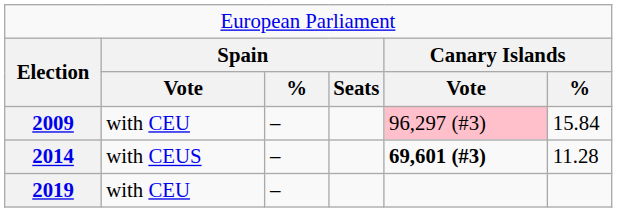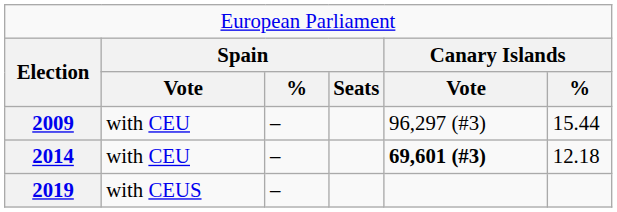(438, 122) pink background -> (438, 122) no background
(576, 122) 15.84 -> (576, 122) 15.44
(154, 155) with CEUS -> (148, 155) with CEU
(576, 155) 11.28 -> (576, 155) 12.18
(148, 189) with CEU -> (154, 189) with CEUS
